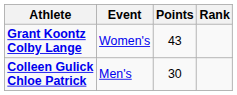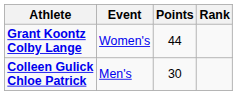(175, 41) 43 -> (175, 41) 44
